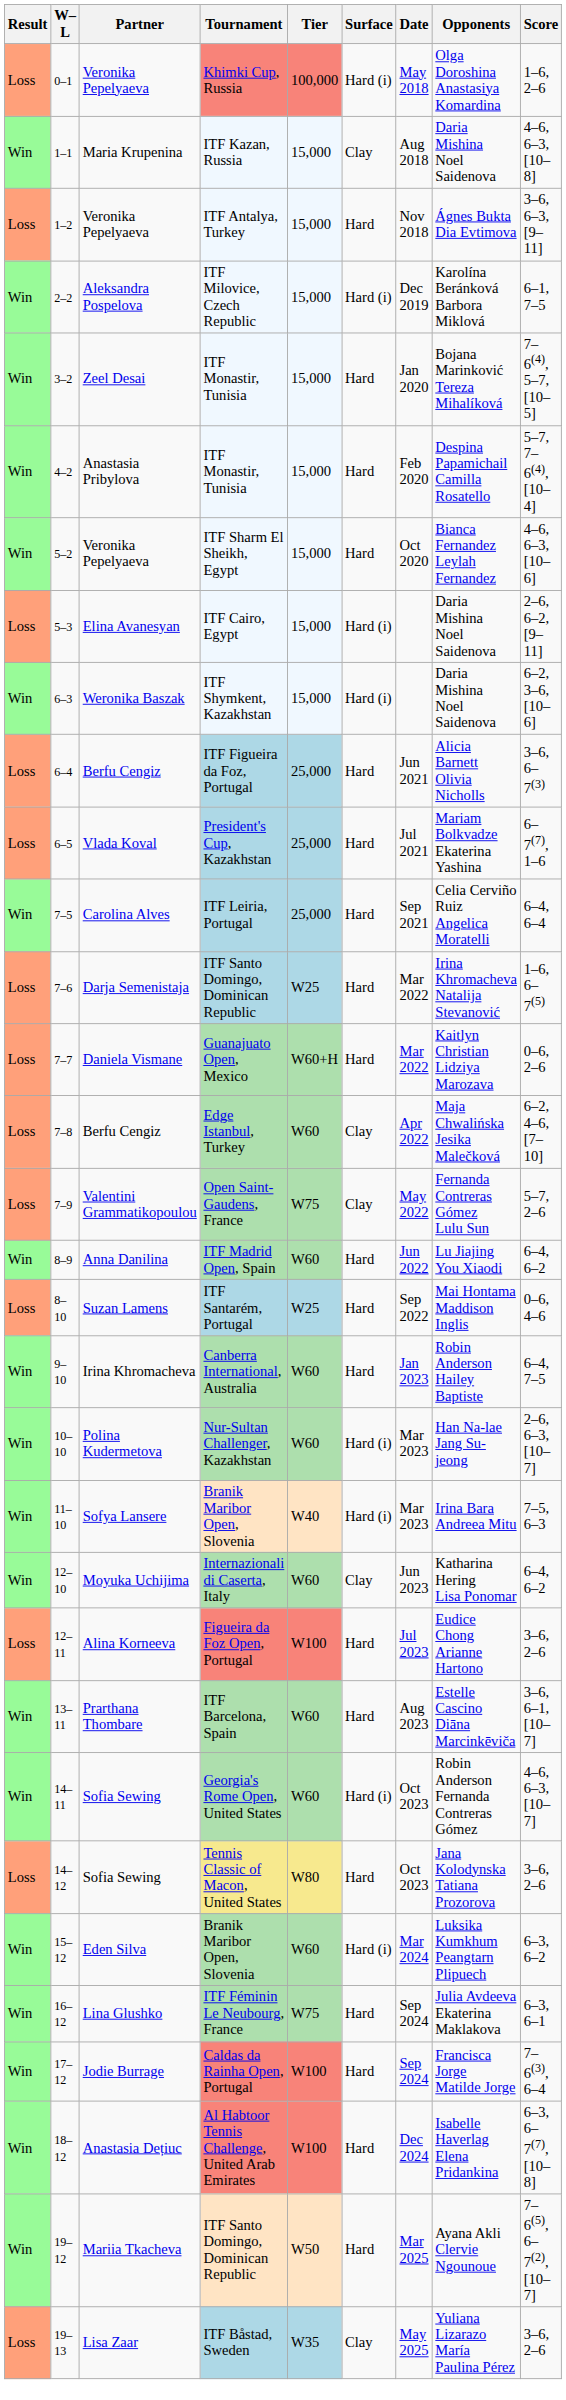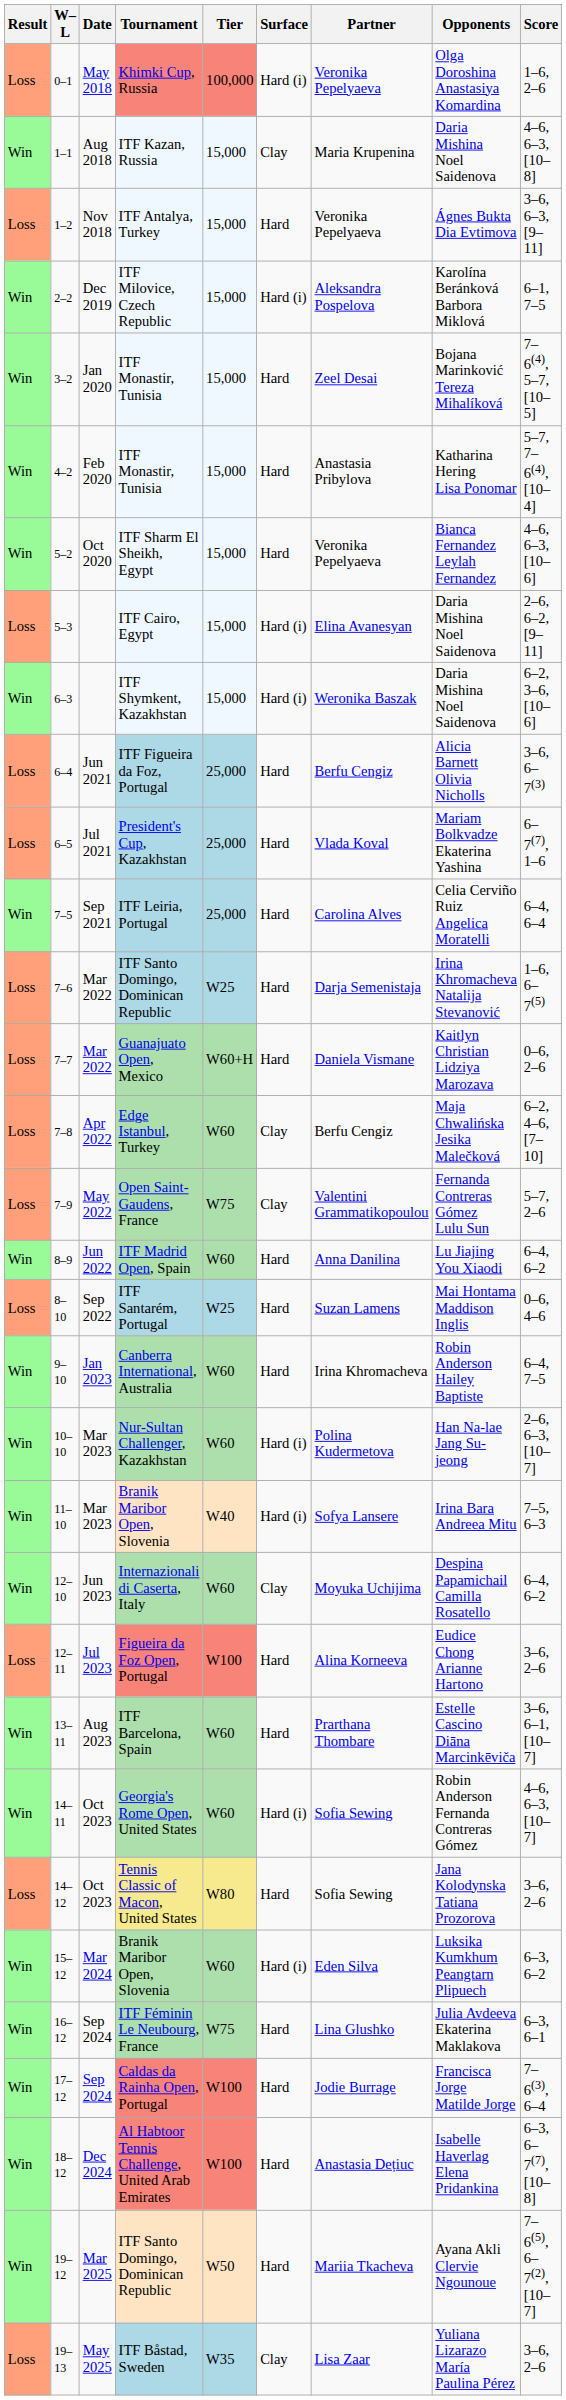columns swapped: (414, 24) <-> (140, 24)
(471, 471) Despina Papamichail Camilla Rosatello -> (476, 471) Katharina Hering Lisa Ponomar
(476, 1580) Katharina Hering Lisa Ponomar -> (471, 1588) Despina Papamichail Camilla Rosatello
